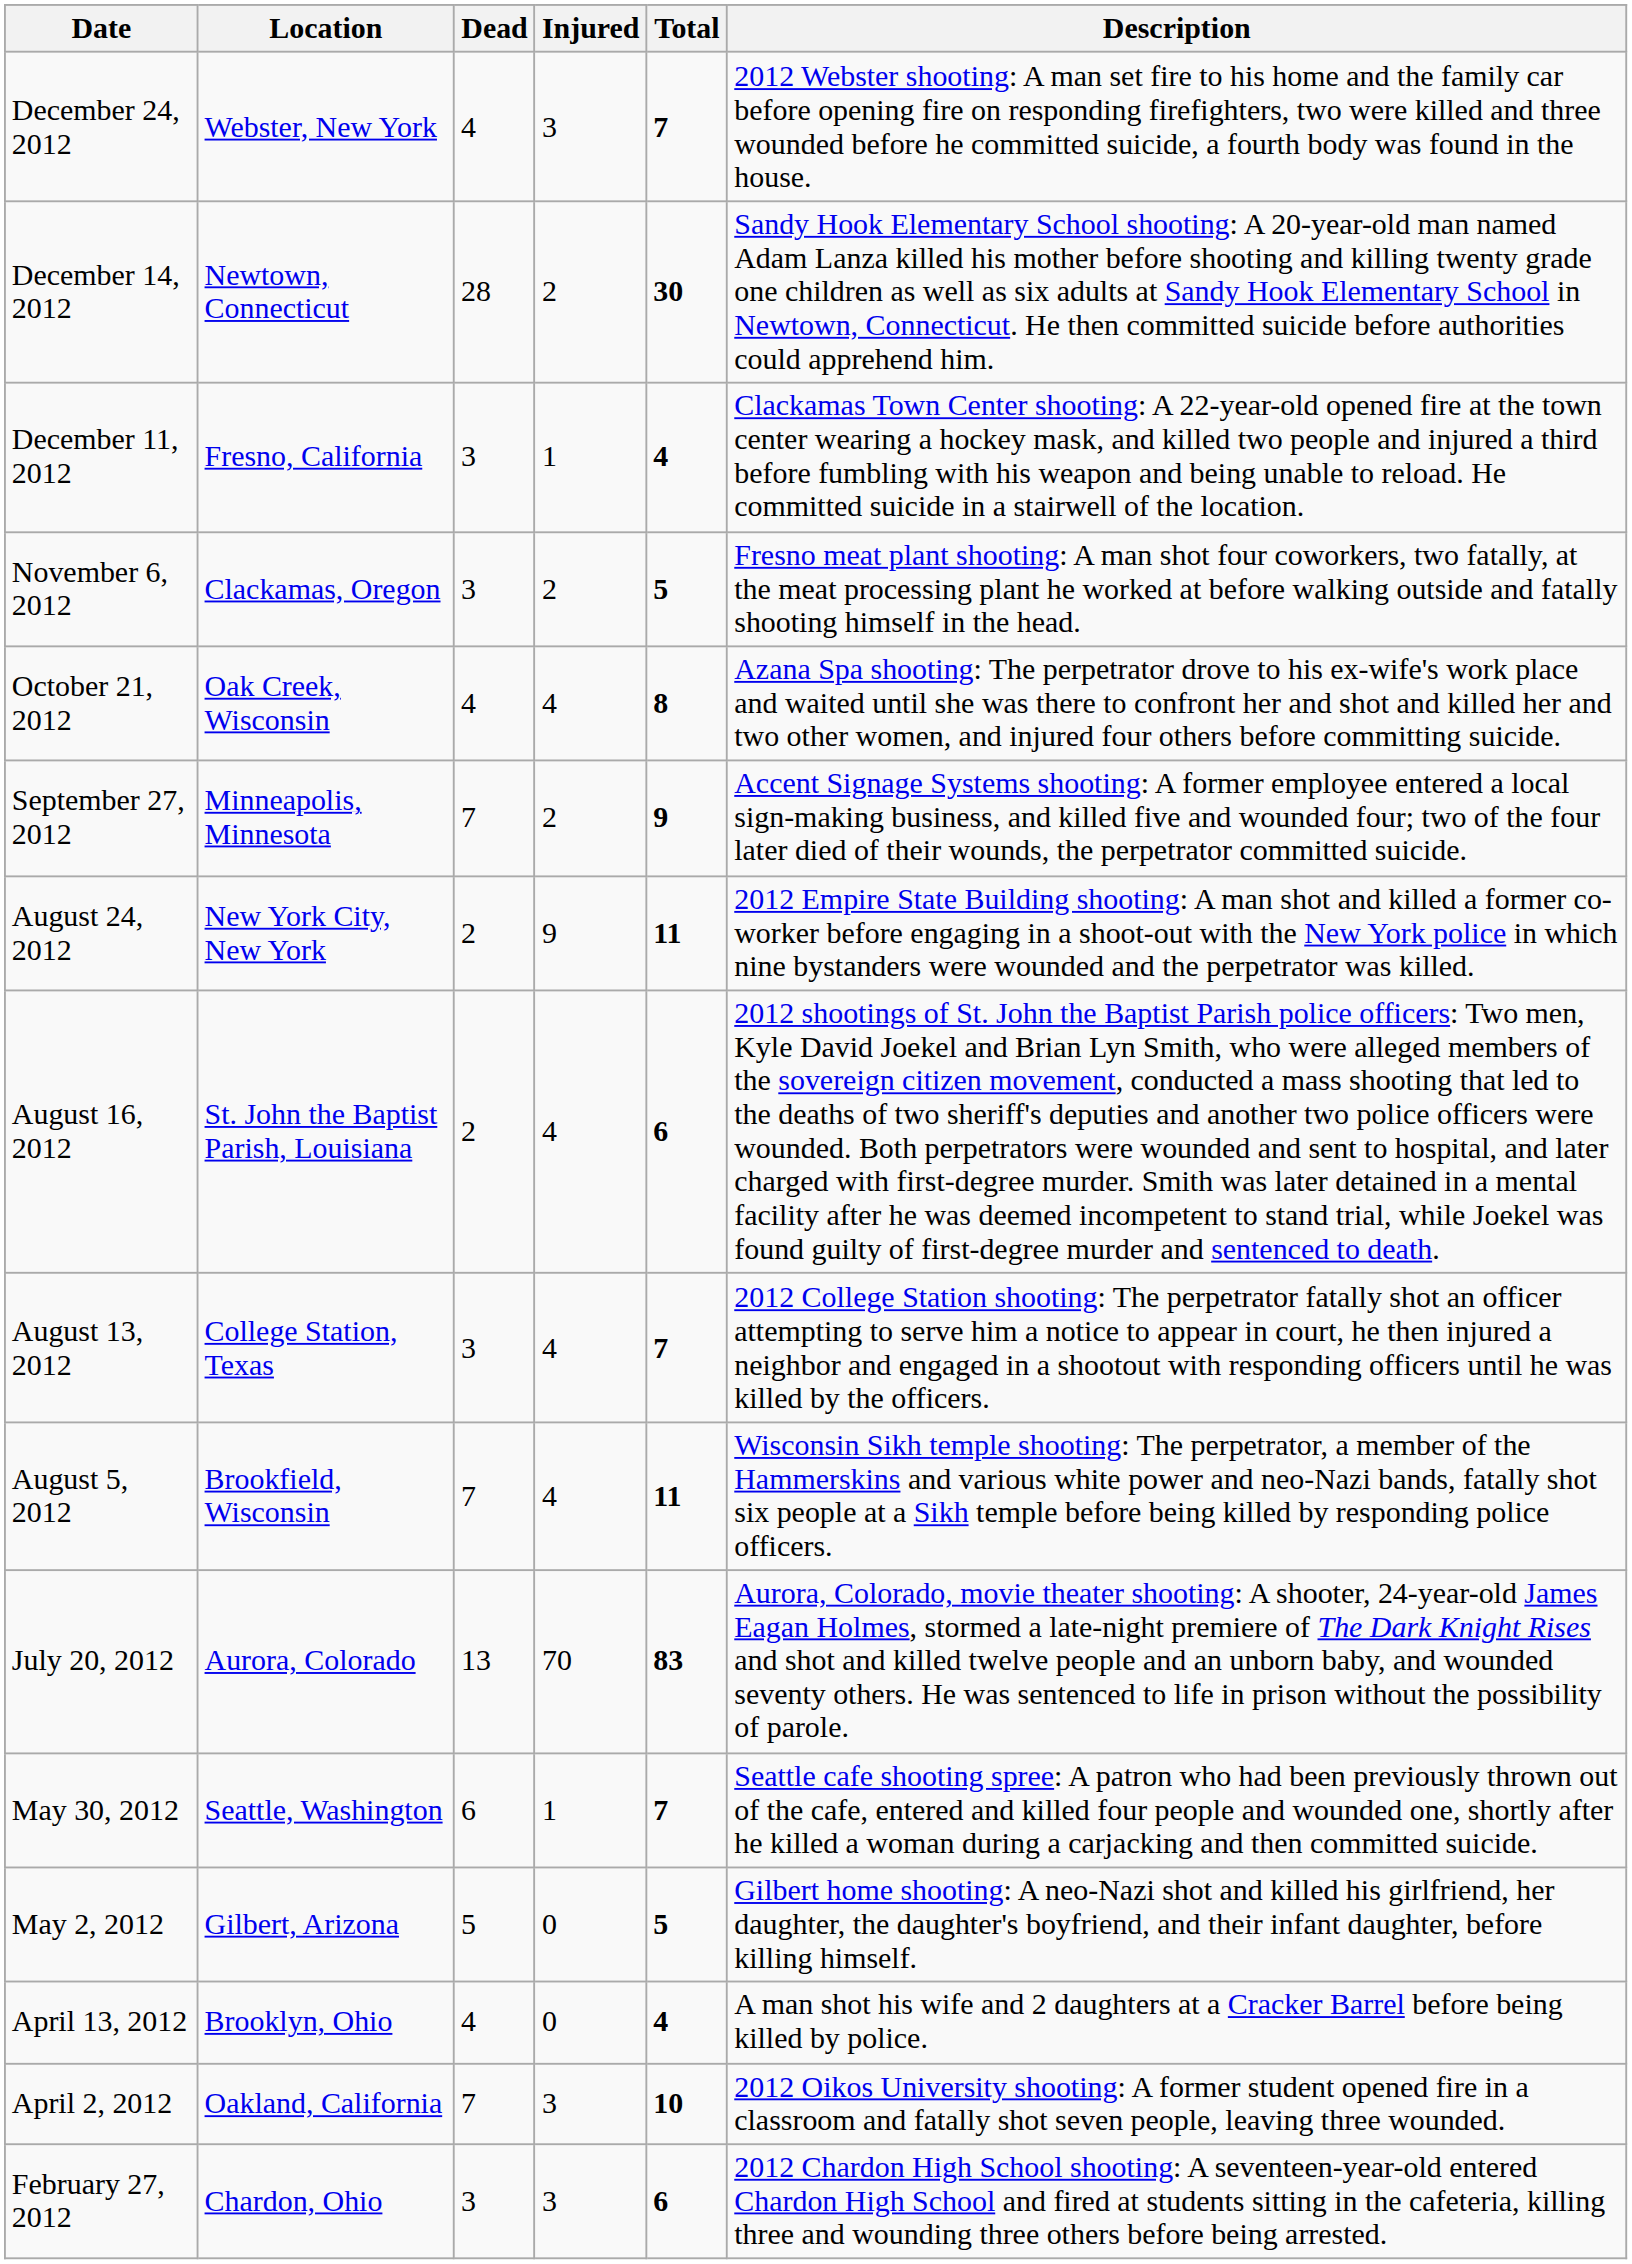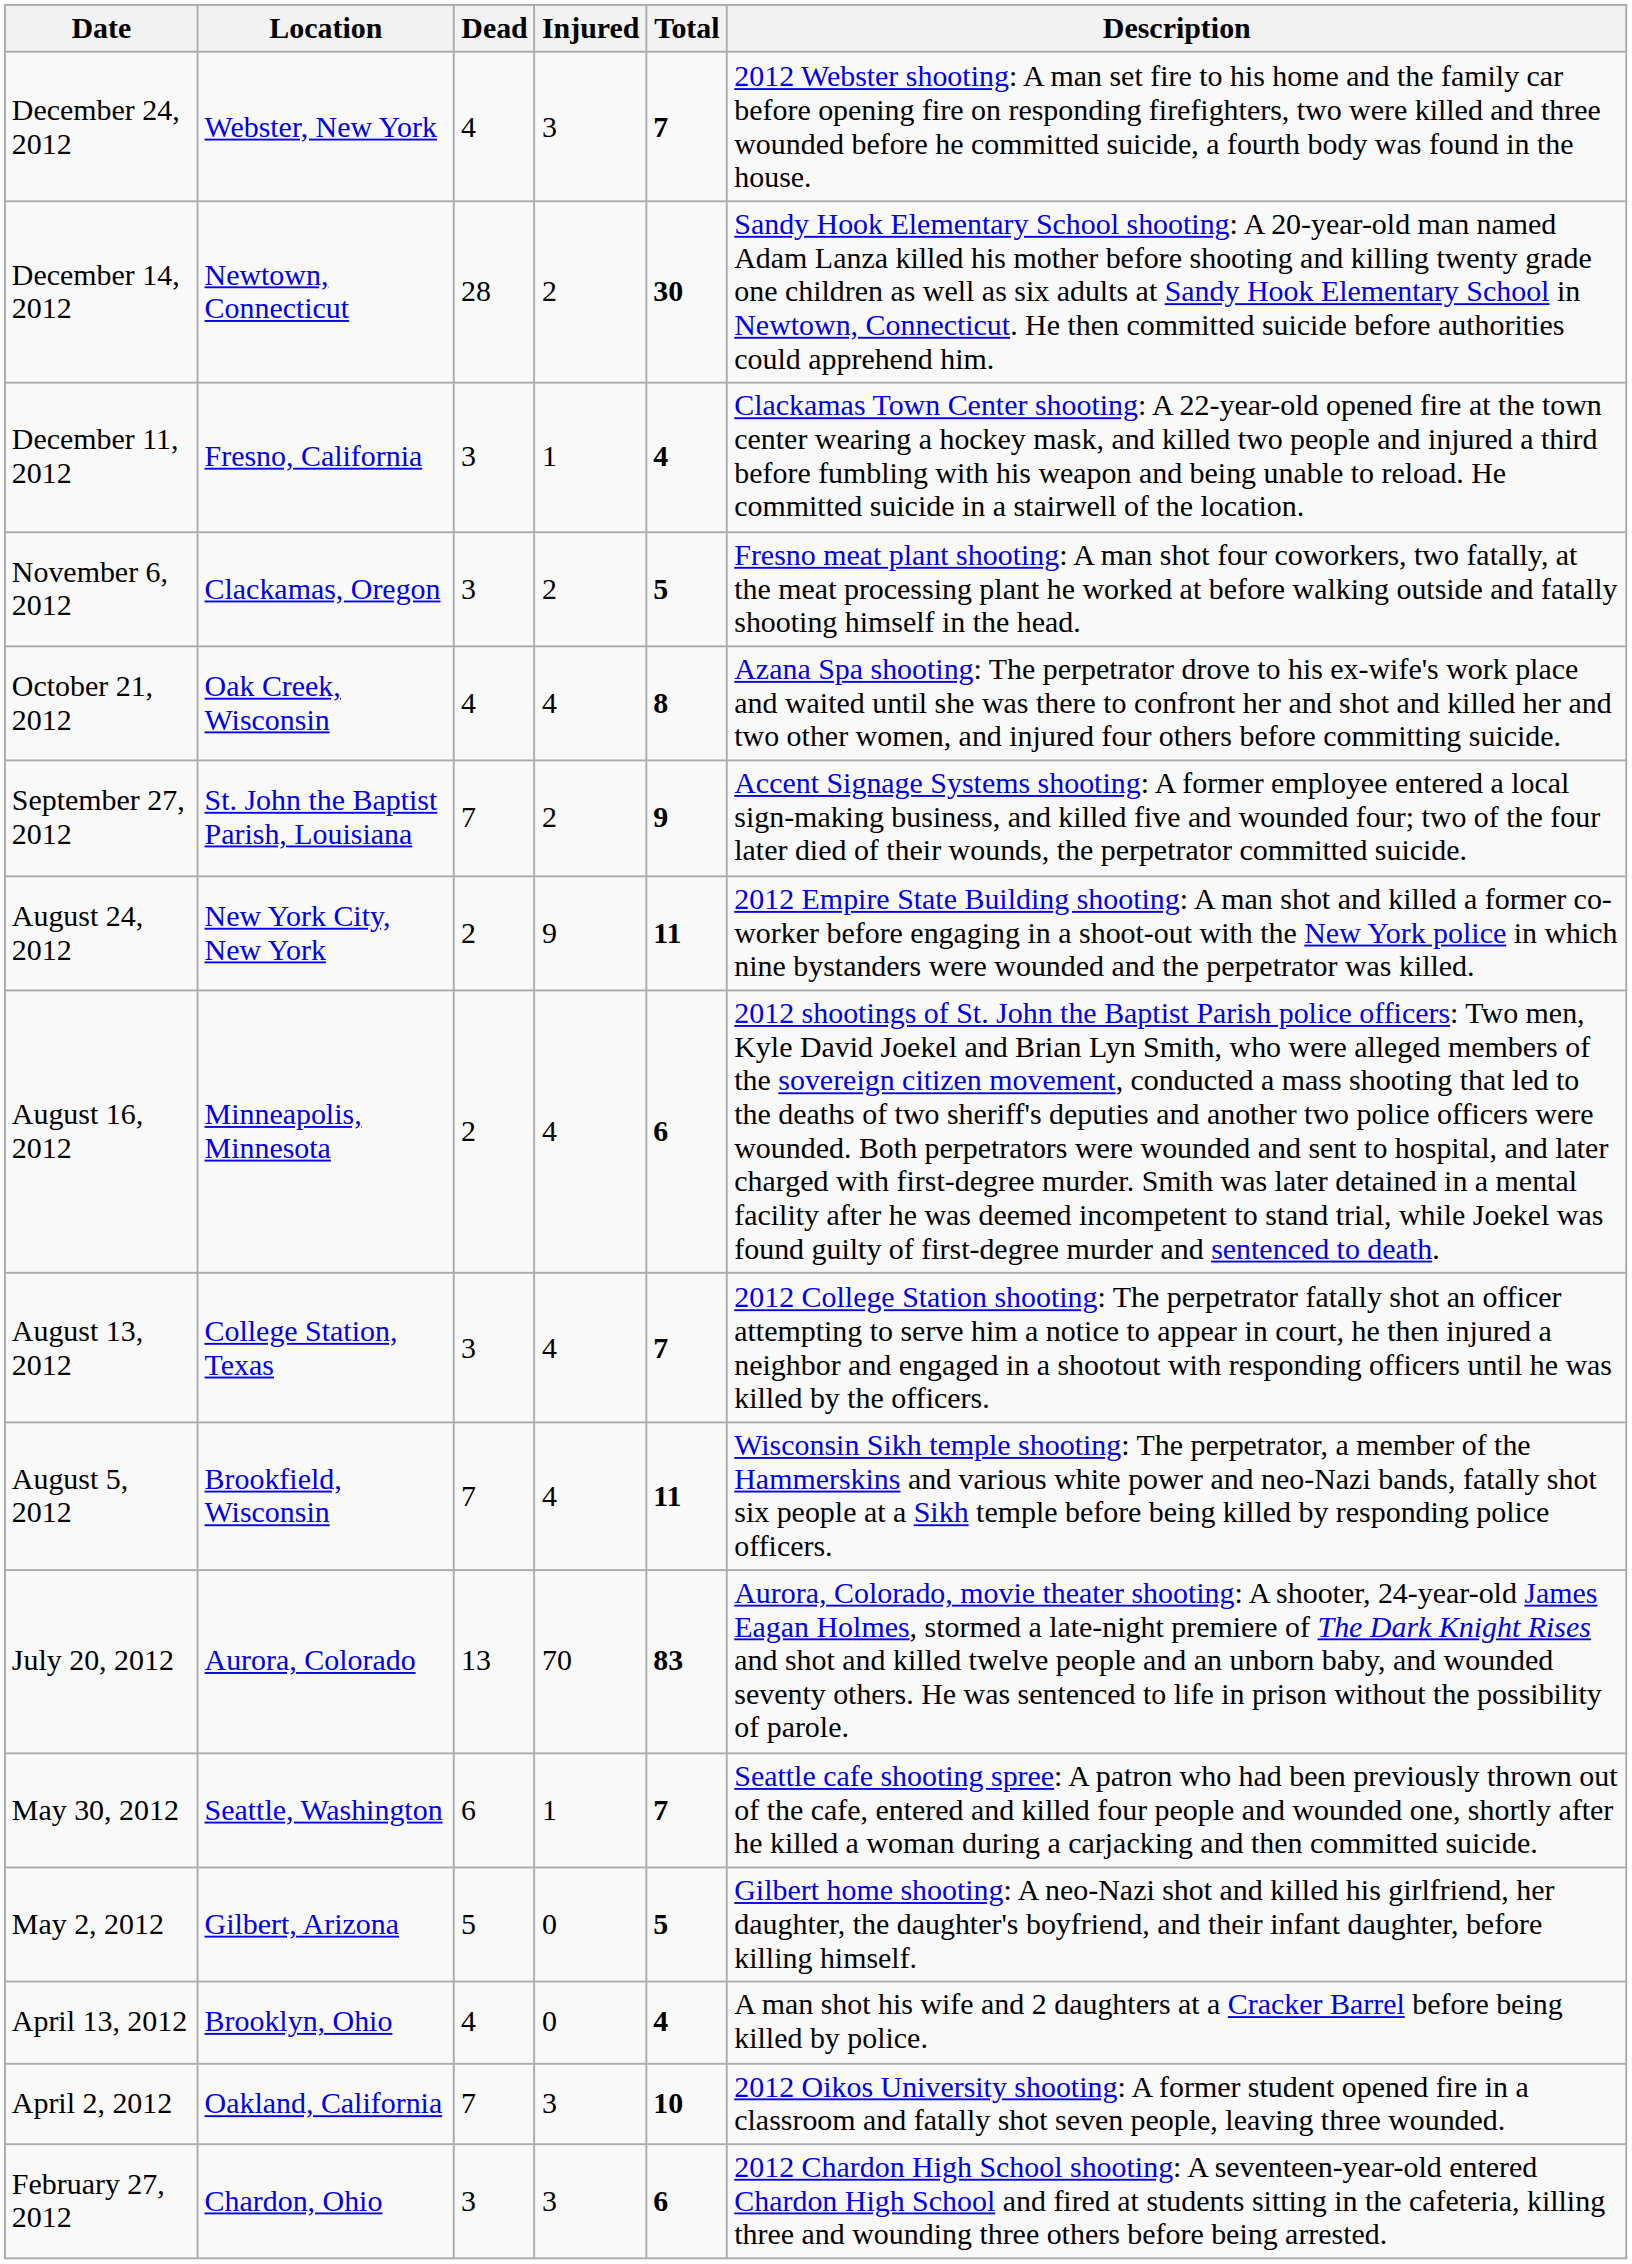(283, 817) Minneapolis, Minnesota -> (321, 817) St. John the Baptist Parish, Louisiana
(321, 1131) St. John the Baptist Parish, Louisiana -> (283, 1131) Minneapolis, Minnesota
